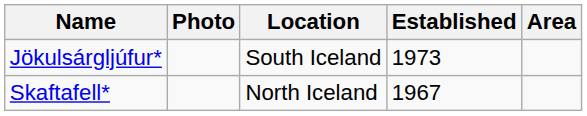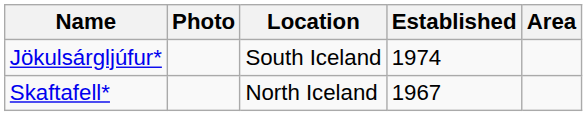(416, 57) 1973 -> (416, 57) 1974
